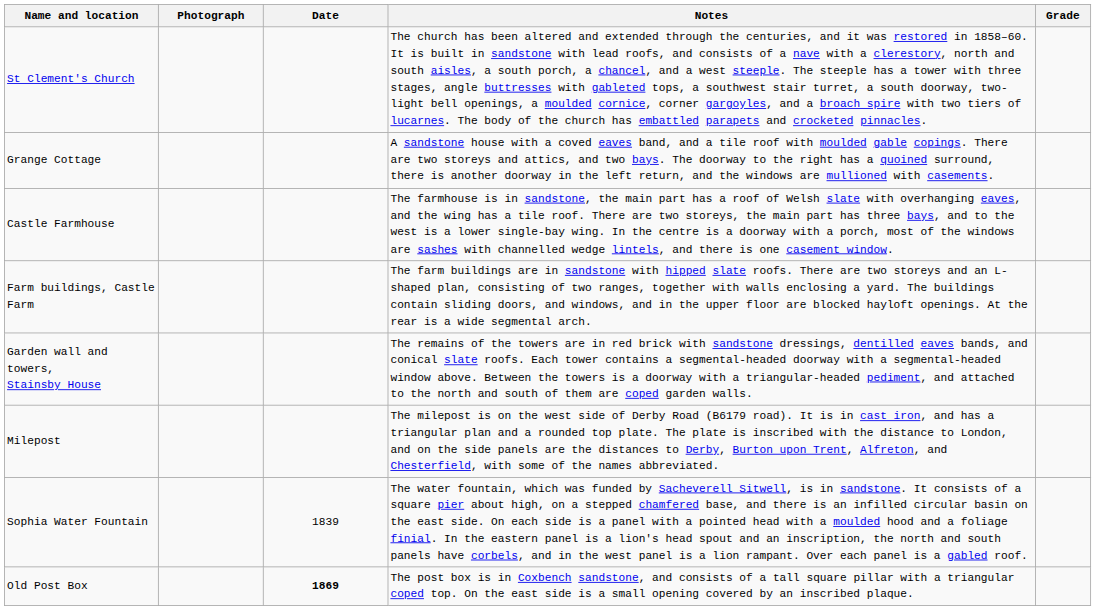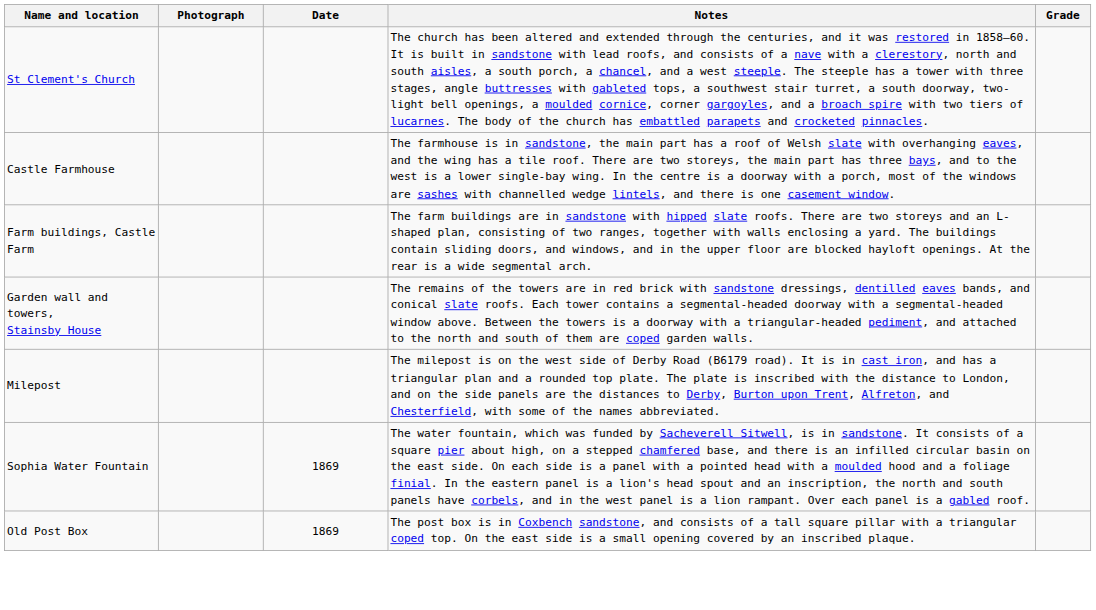- row: (54, 160)
(326, 522) 1839 -> (326, 466) 1869
(326, 586) bold -> (326, 530) normal
